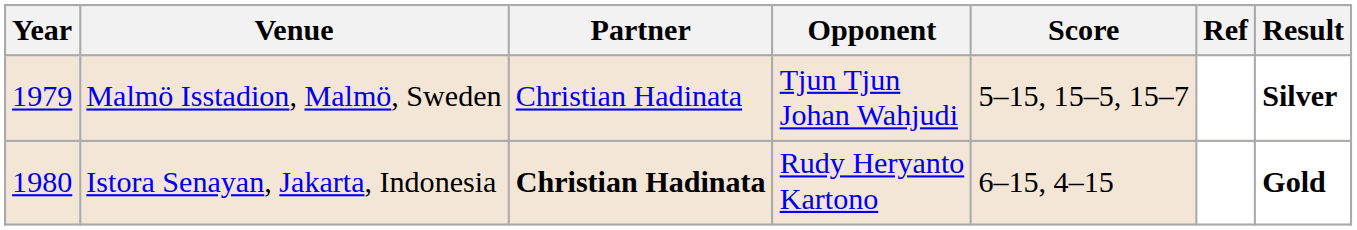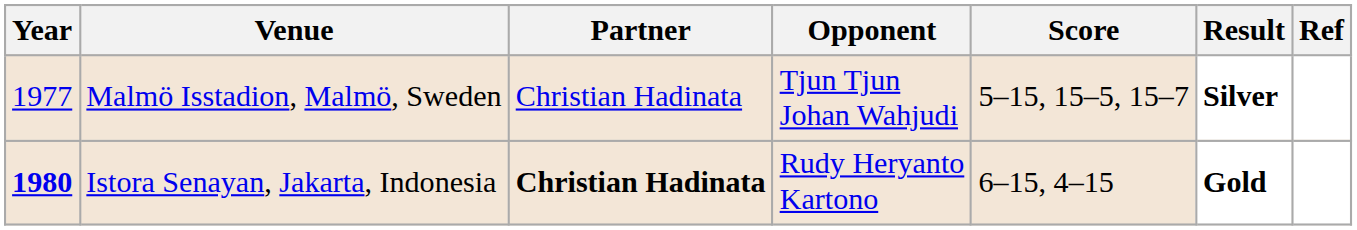columns swapped: (1303, 29) <-> (1226, 29)
(42, 97) 1979 -> (42, 97) 1977
(42, 182) normal -> (42, 182) bold
